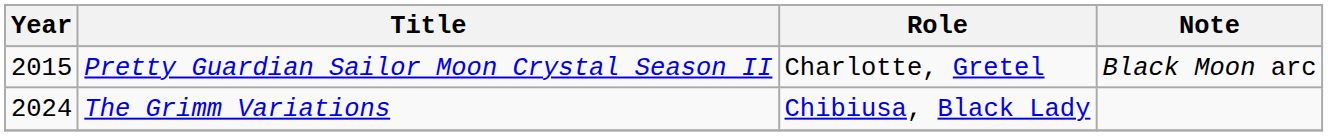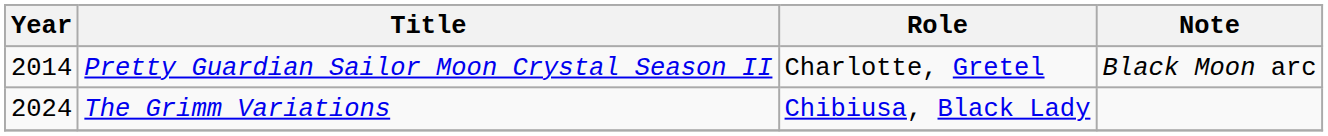(42, 67) 2015 -> (42, 67) 2014
